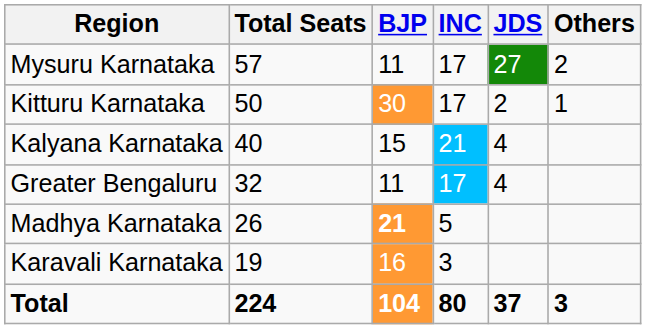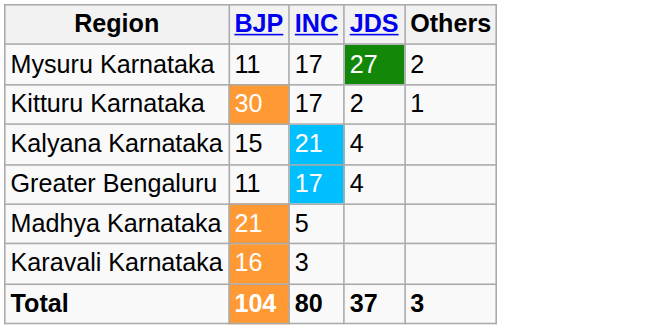- column: (300, 24)
(392, 223) bold -> (248, 223) normal
